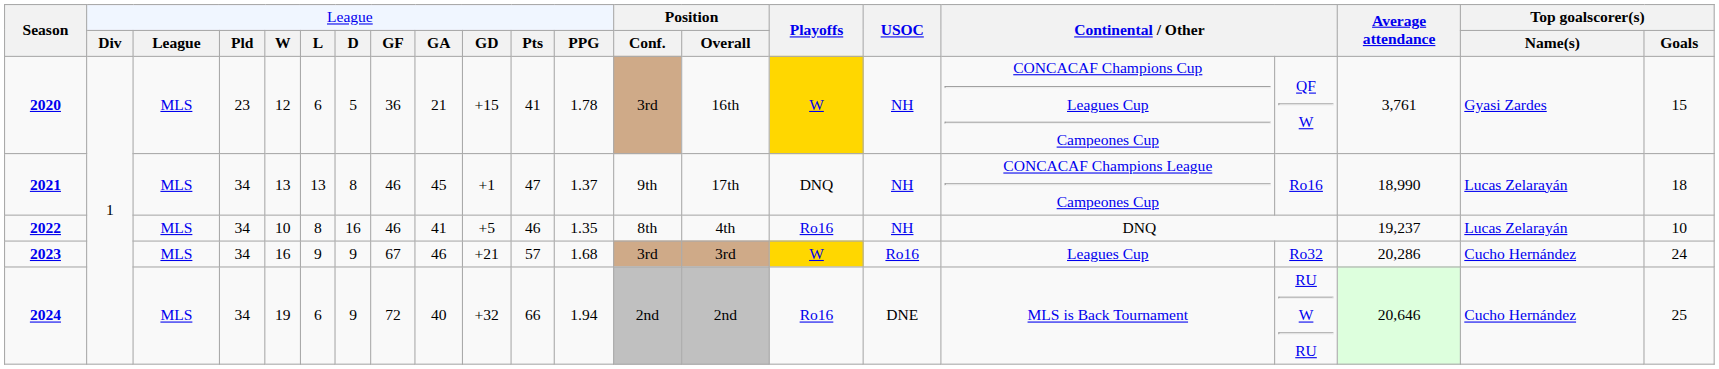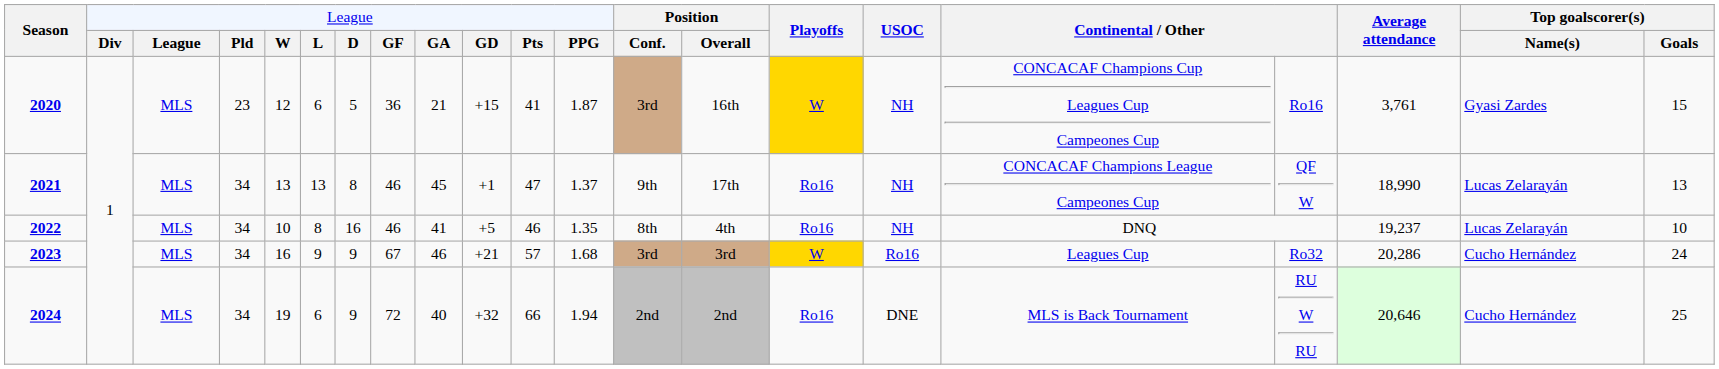(584, 105) 1.78 -> (584, 105) 1.87
(1306, 105) QF W -> (1306, 105) Ro16
(816, 184) DNQ -> (816, 184) Ro16
(1306, 184) Ro16 -> (1306, 185) QF W
(1679, 184) 18 -> (1679, 184) 13
